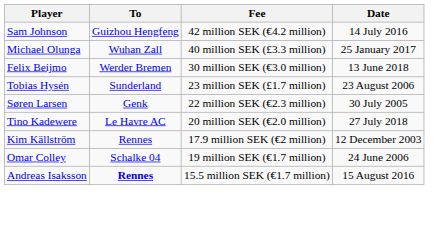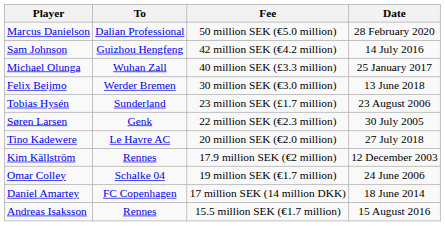+ row: (48, 31)
+ row: (43, 193)
(135, 175) bold -> (140, 211) normal
